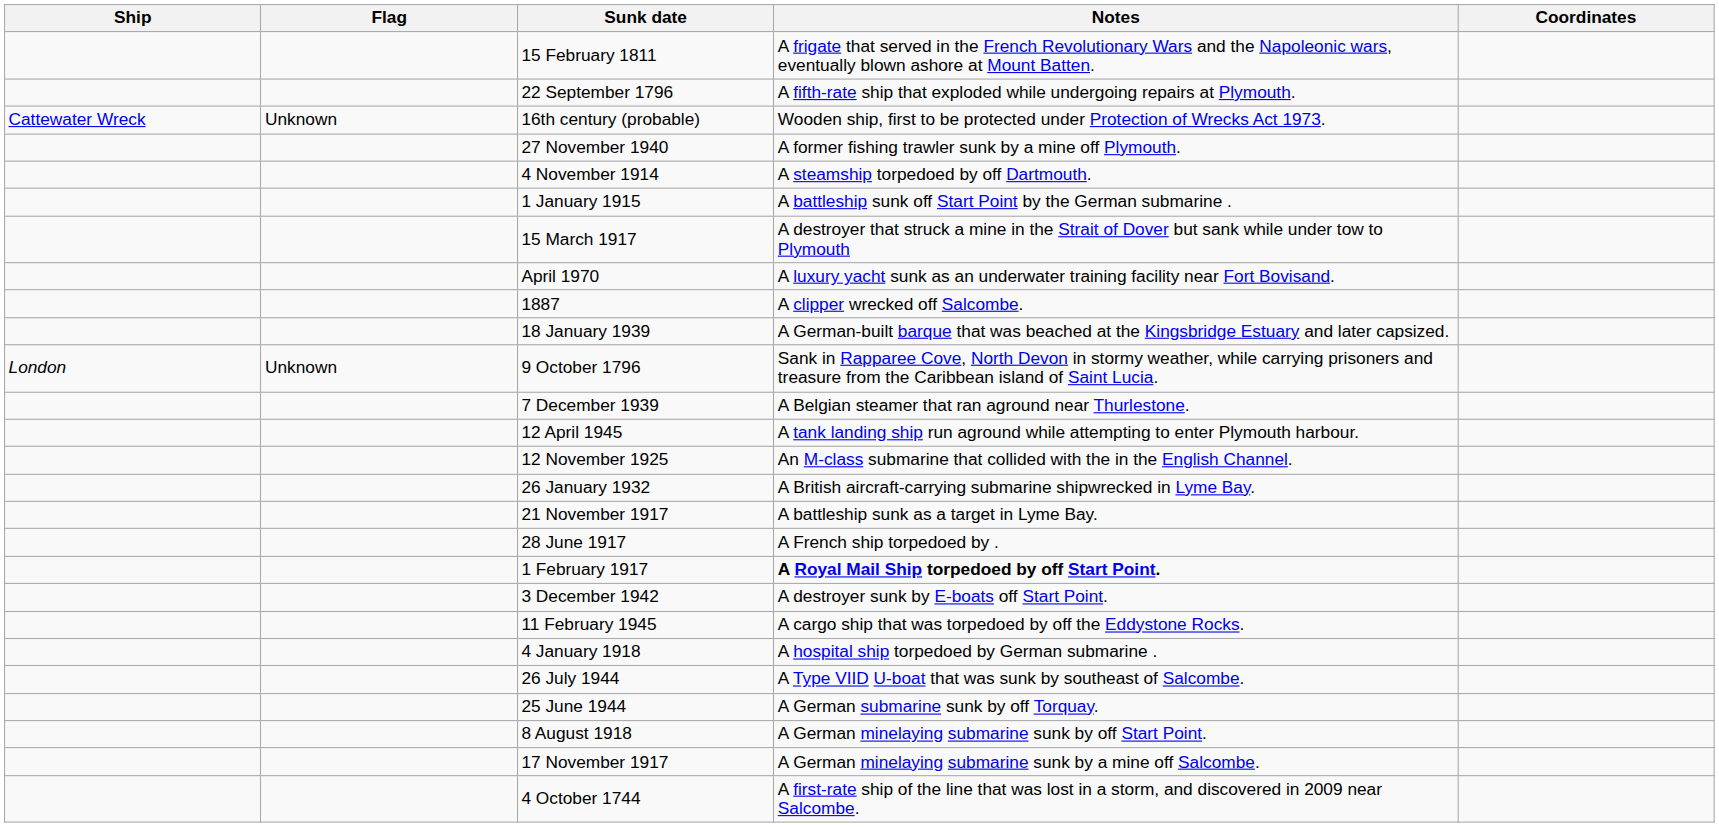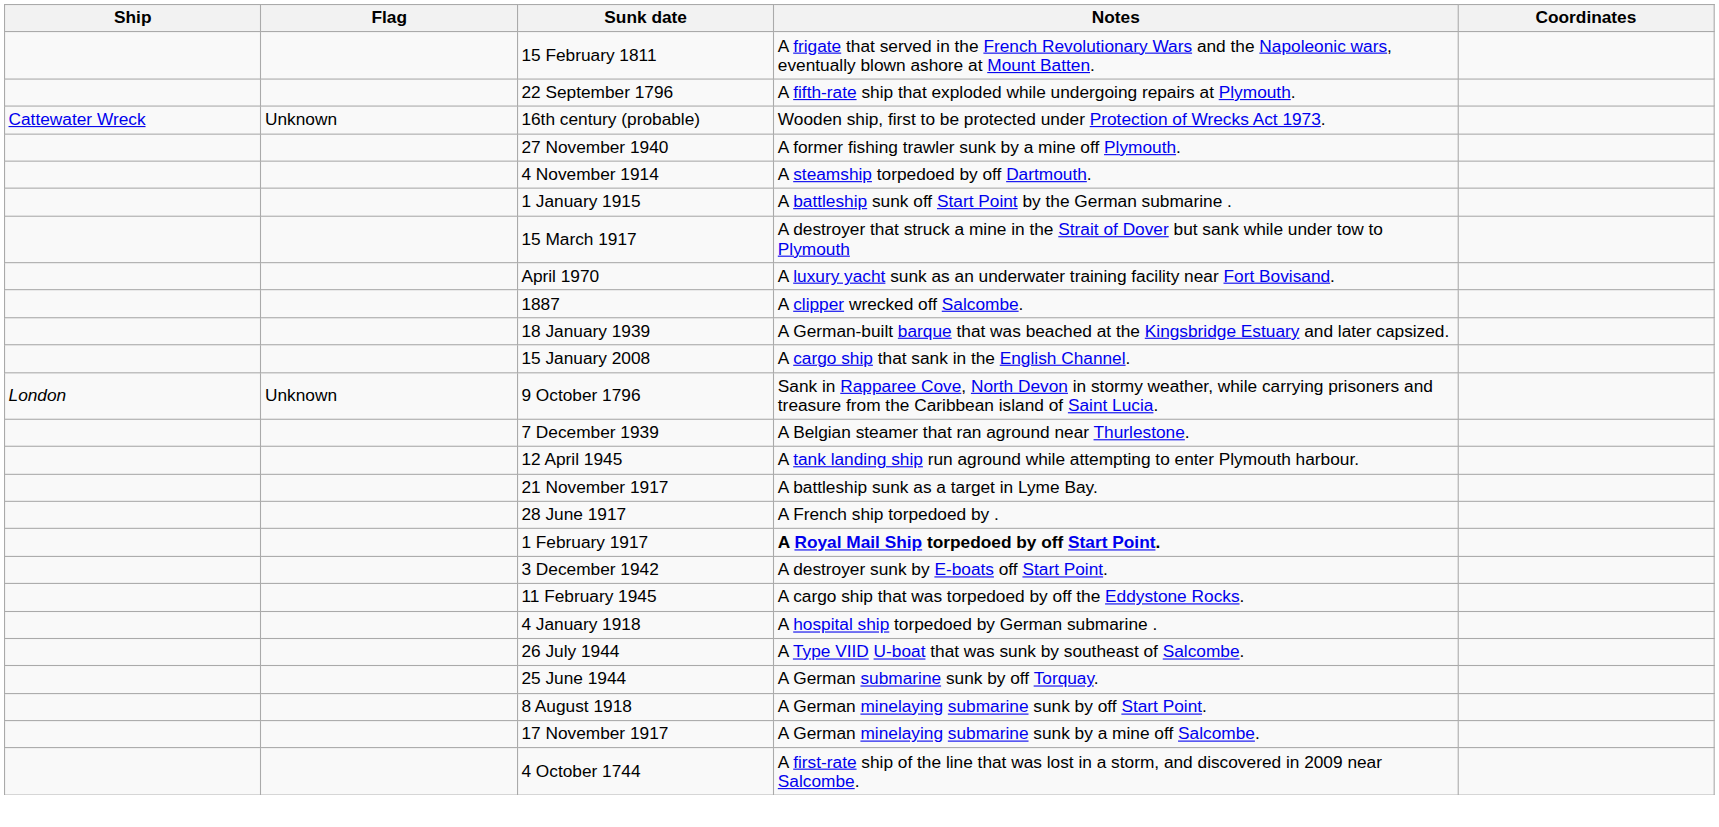+ row: (586, 358)
- row: (595, 460)
- row: (586, 487)
